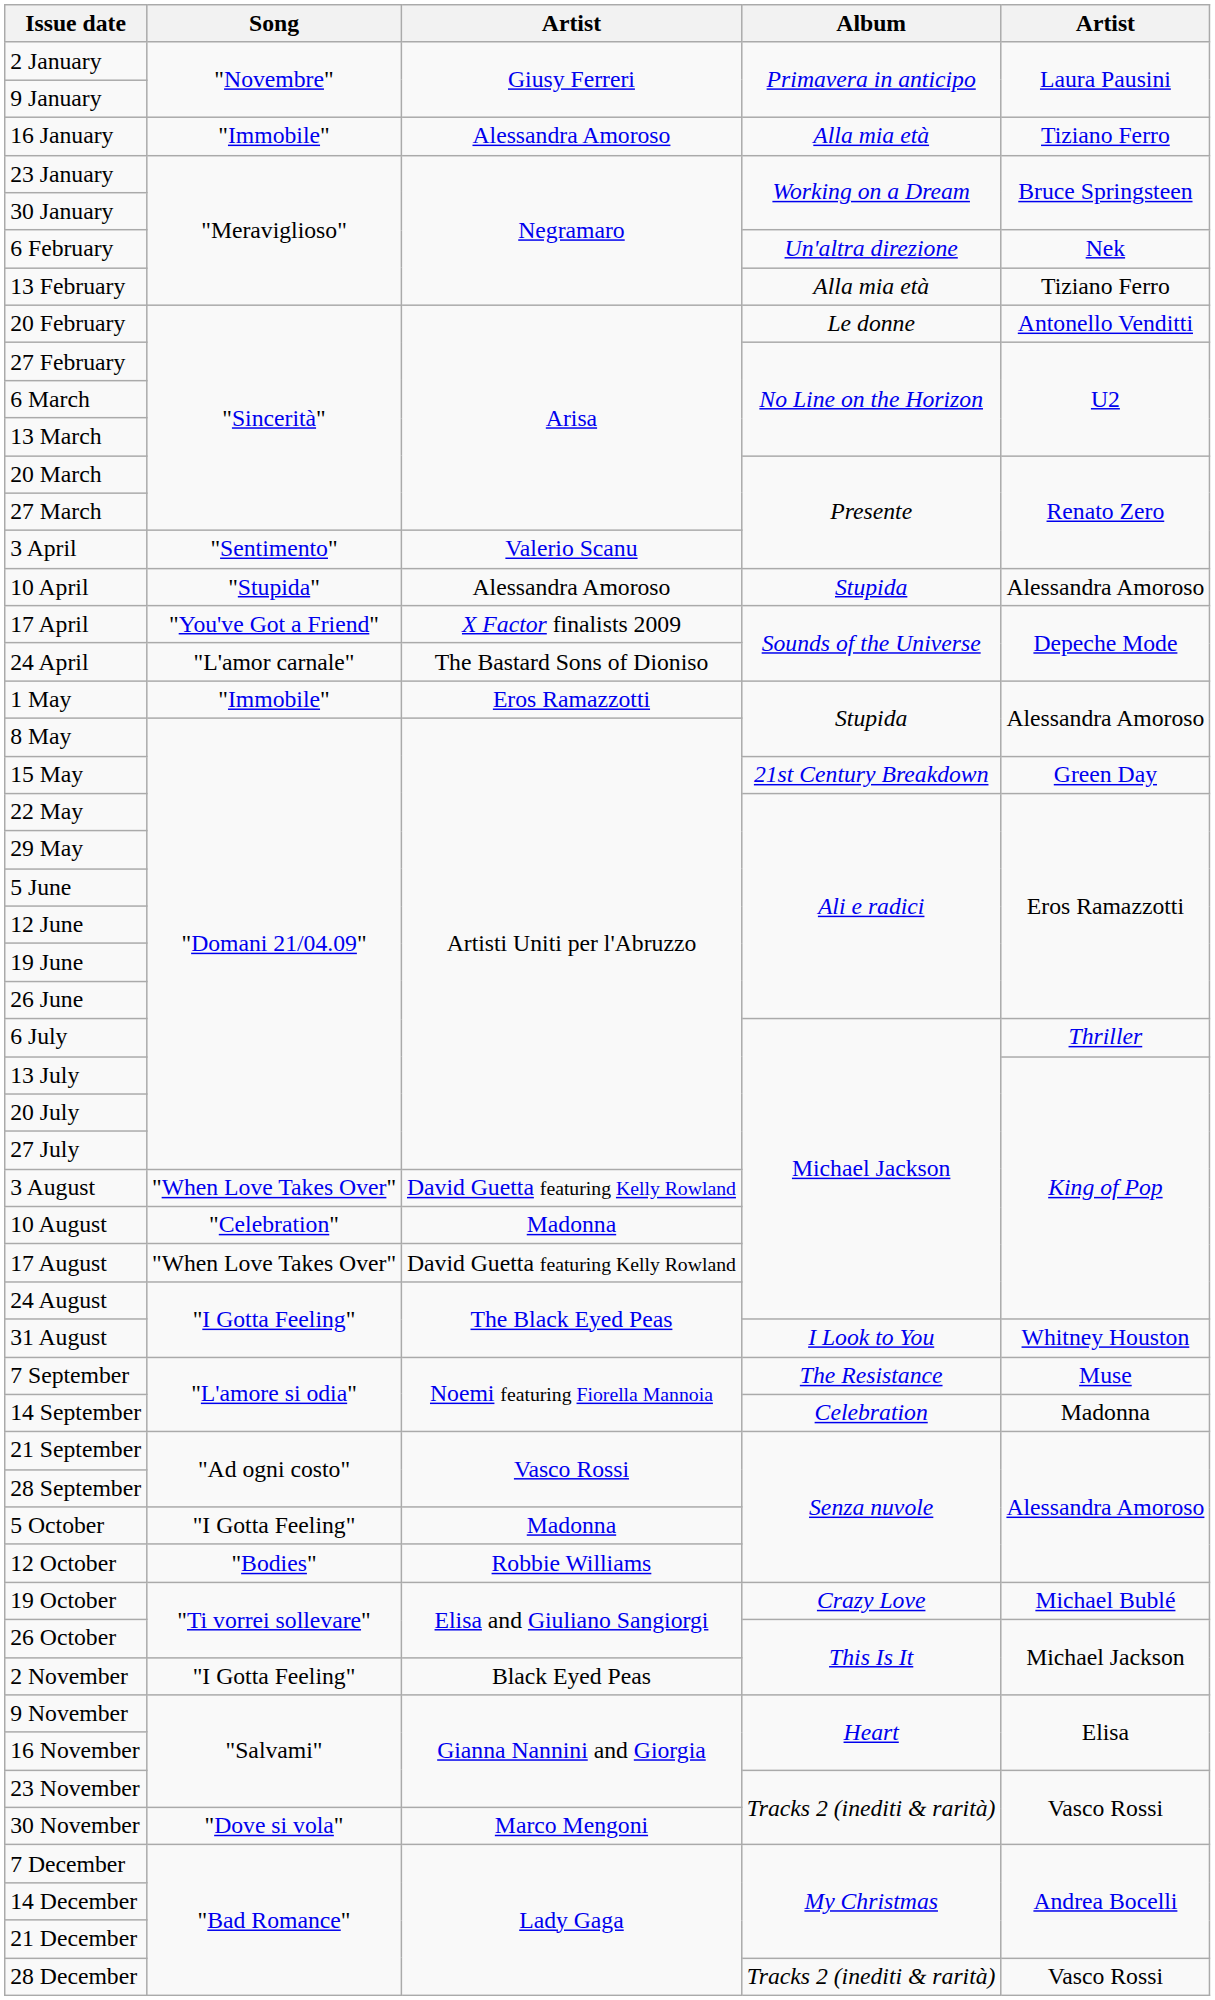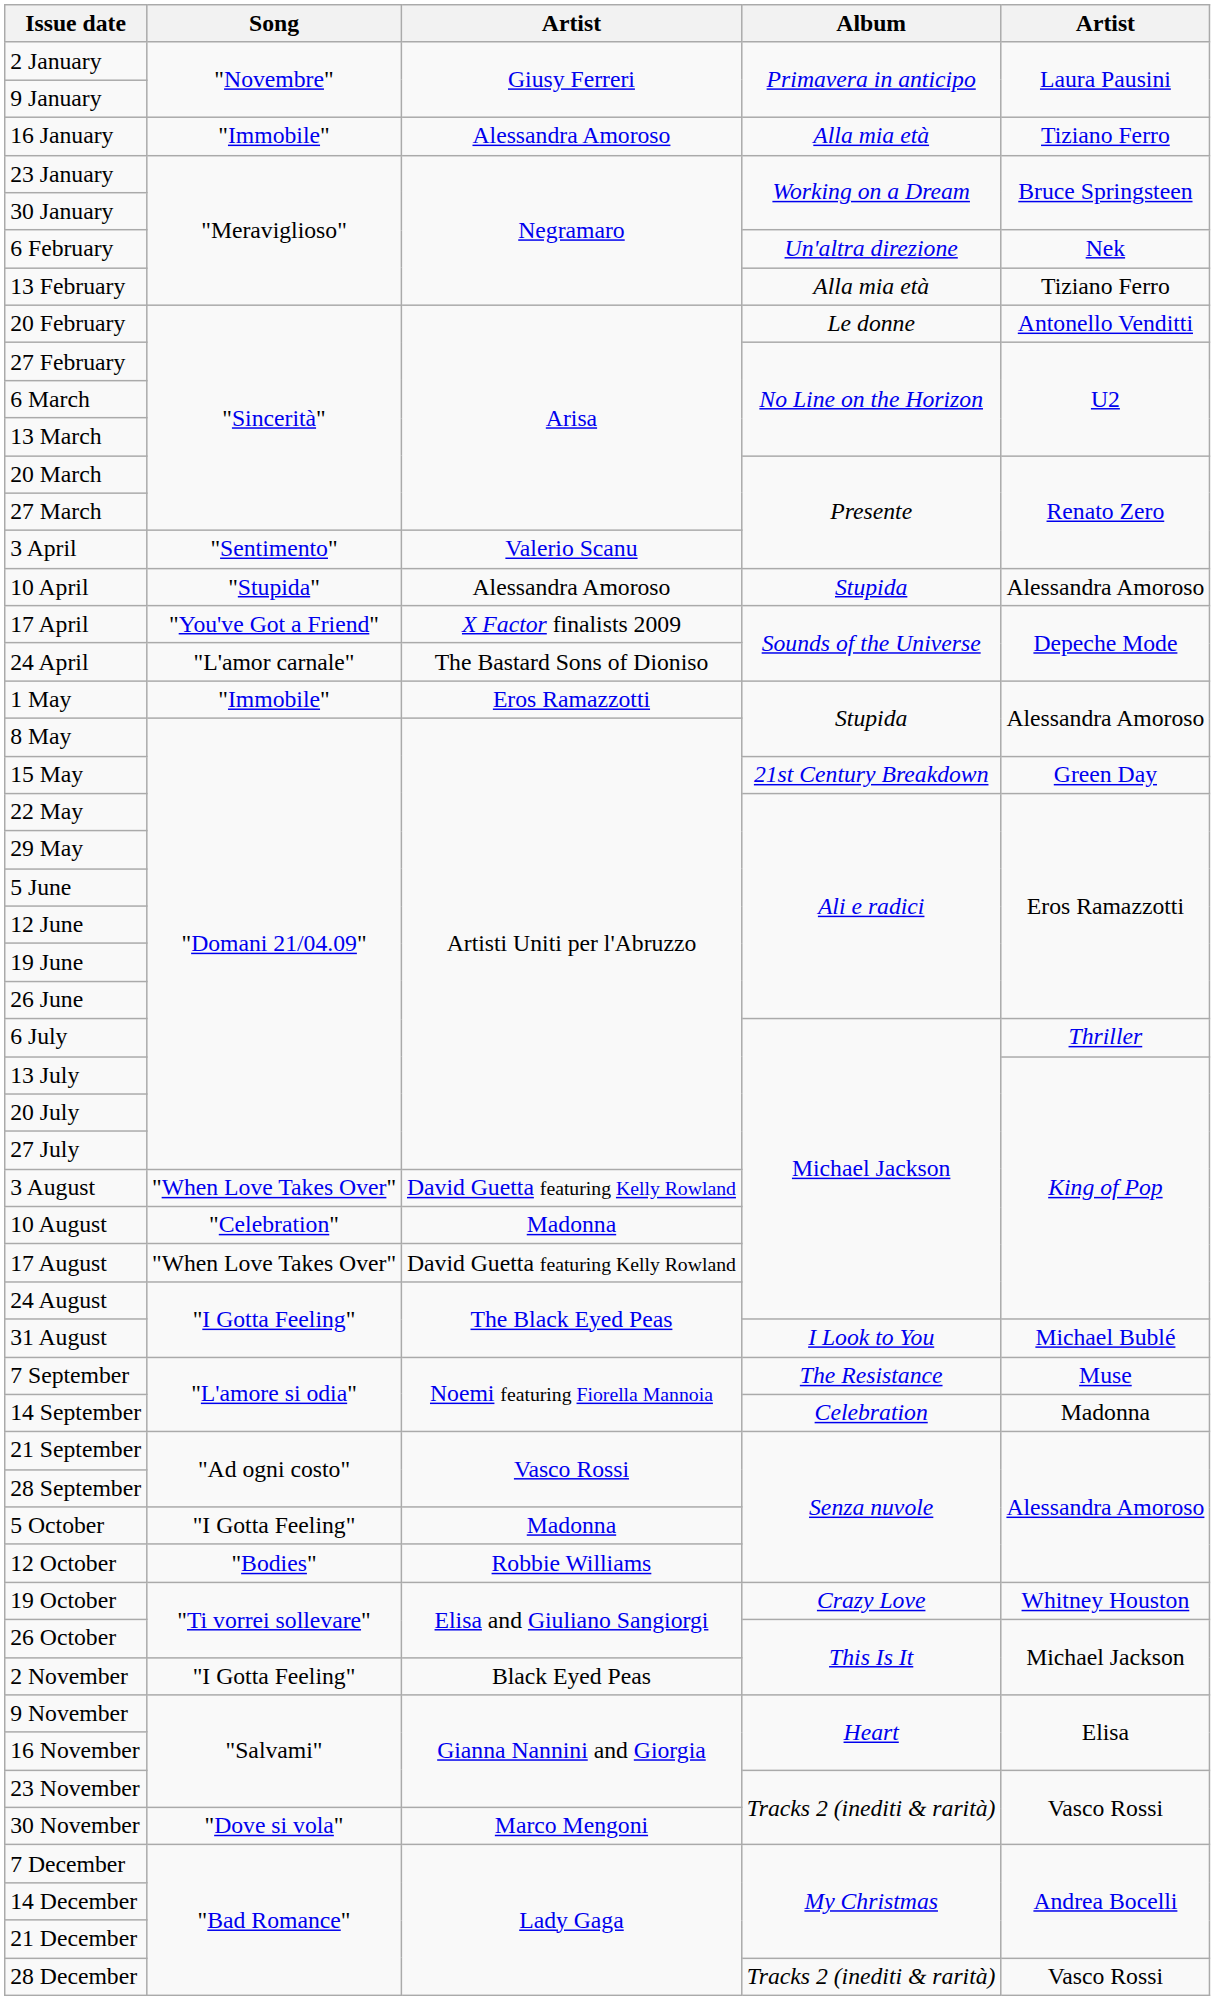(1105, 1337) Whitney Houston -> (1105, 1337) Michael Bublé
(1105, 1600) Michael Bublé -> (1105, 1600) Whitney Houston
